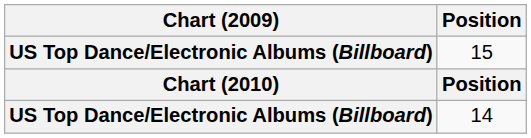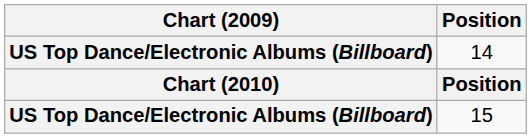rows swapped: (482, 52) <-> (482, 116)
